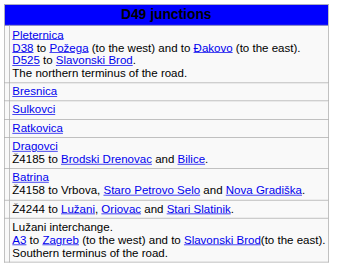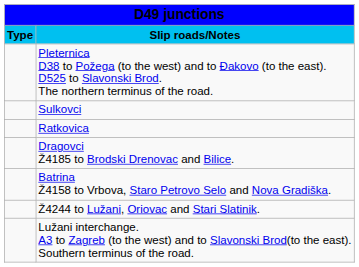+ row: (195, 34)
- row: (35, 91)
